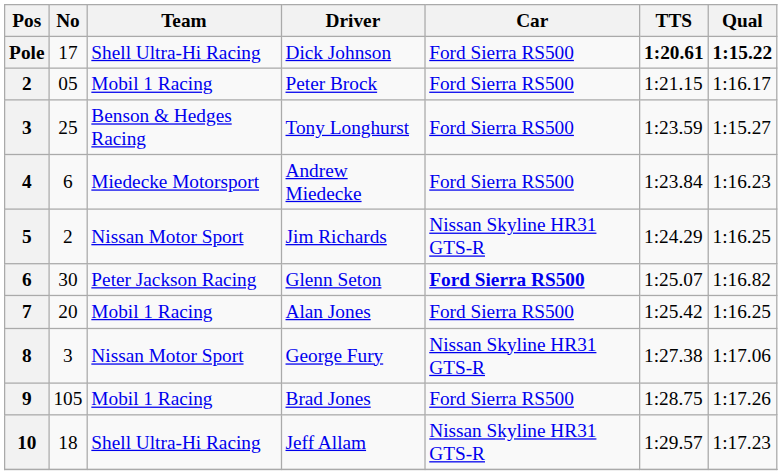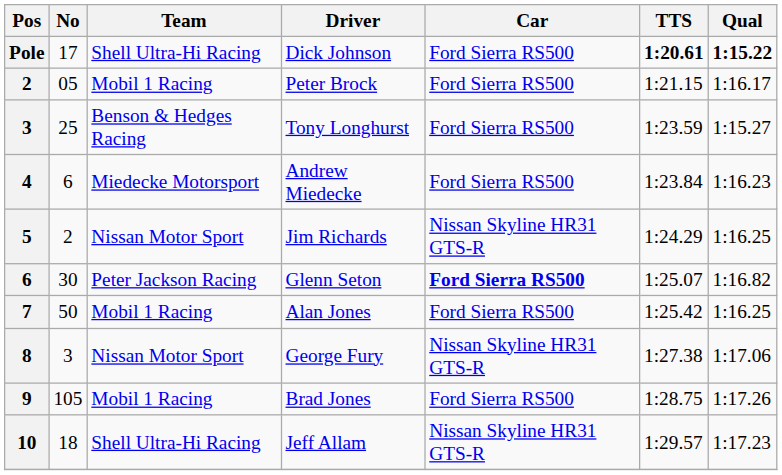(68, 311) 20 -> (68, 311) 50
